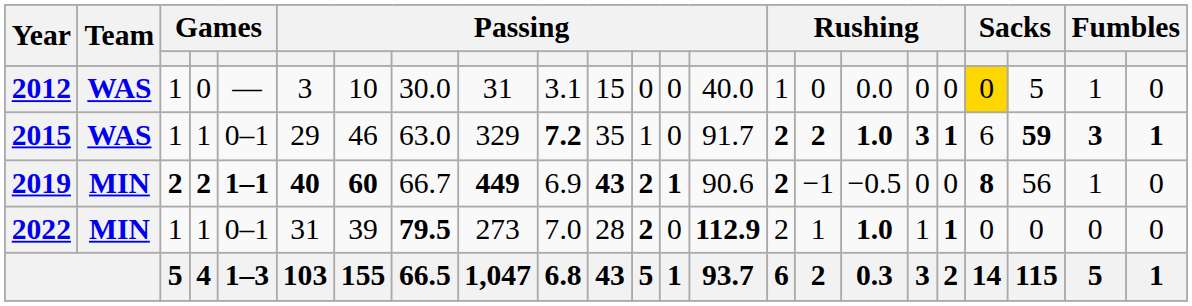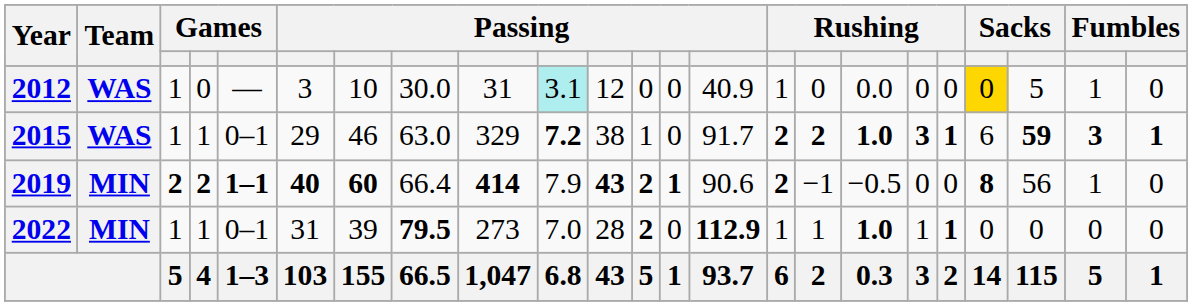(563, 88) no background -> (563, 88) paleturquoise background
(610, 88) 15 -> (610, 88) 12
(728, 88) 40.0 -> (728, 88) 40.9
(610, 135) 35 -> (610, 135) 38
(425, 182) 66.7 -> (425, 182) 66.4
(498, 182) 449 -> (498, 182) 414
(563, 182) 6.9 -> (563, 182) 7.9
(781, 229) 2 -> (781, 229) 1
